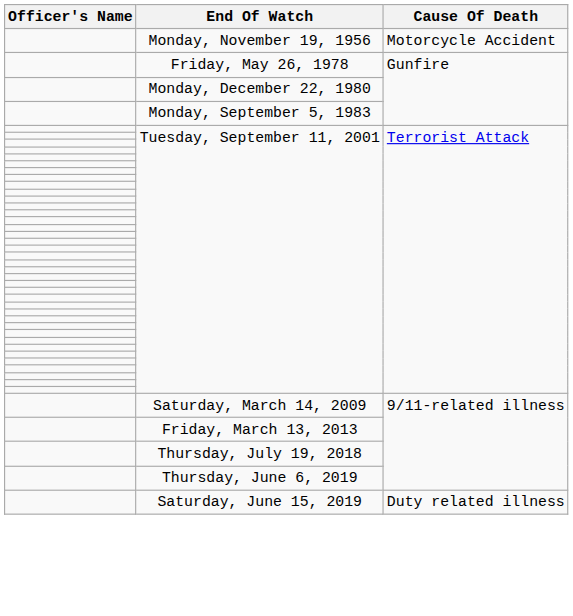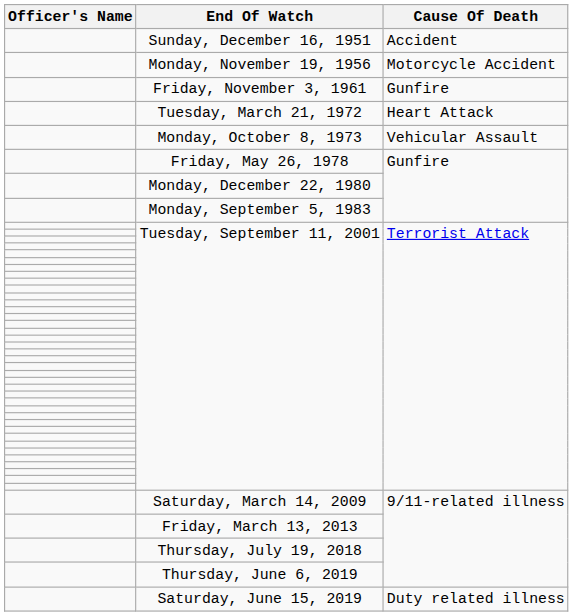+ row: (260, 41)
+ row: (260, 89)
+ row: (260, 113)
+ row: (260, 137)
